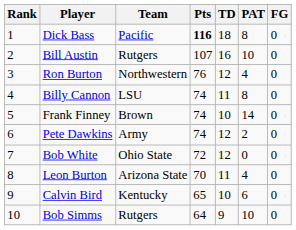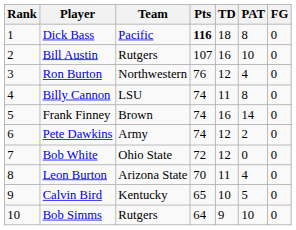(224, 114) 10 -> (224, 114) 16
(245, 194) 6 -> (245, 194) 5
